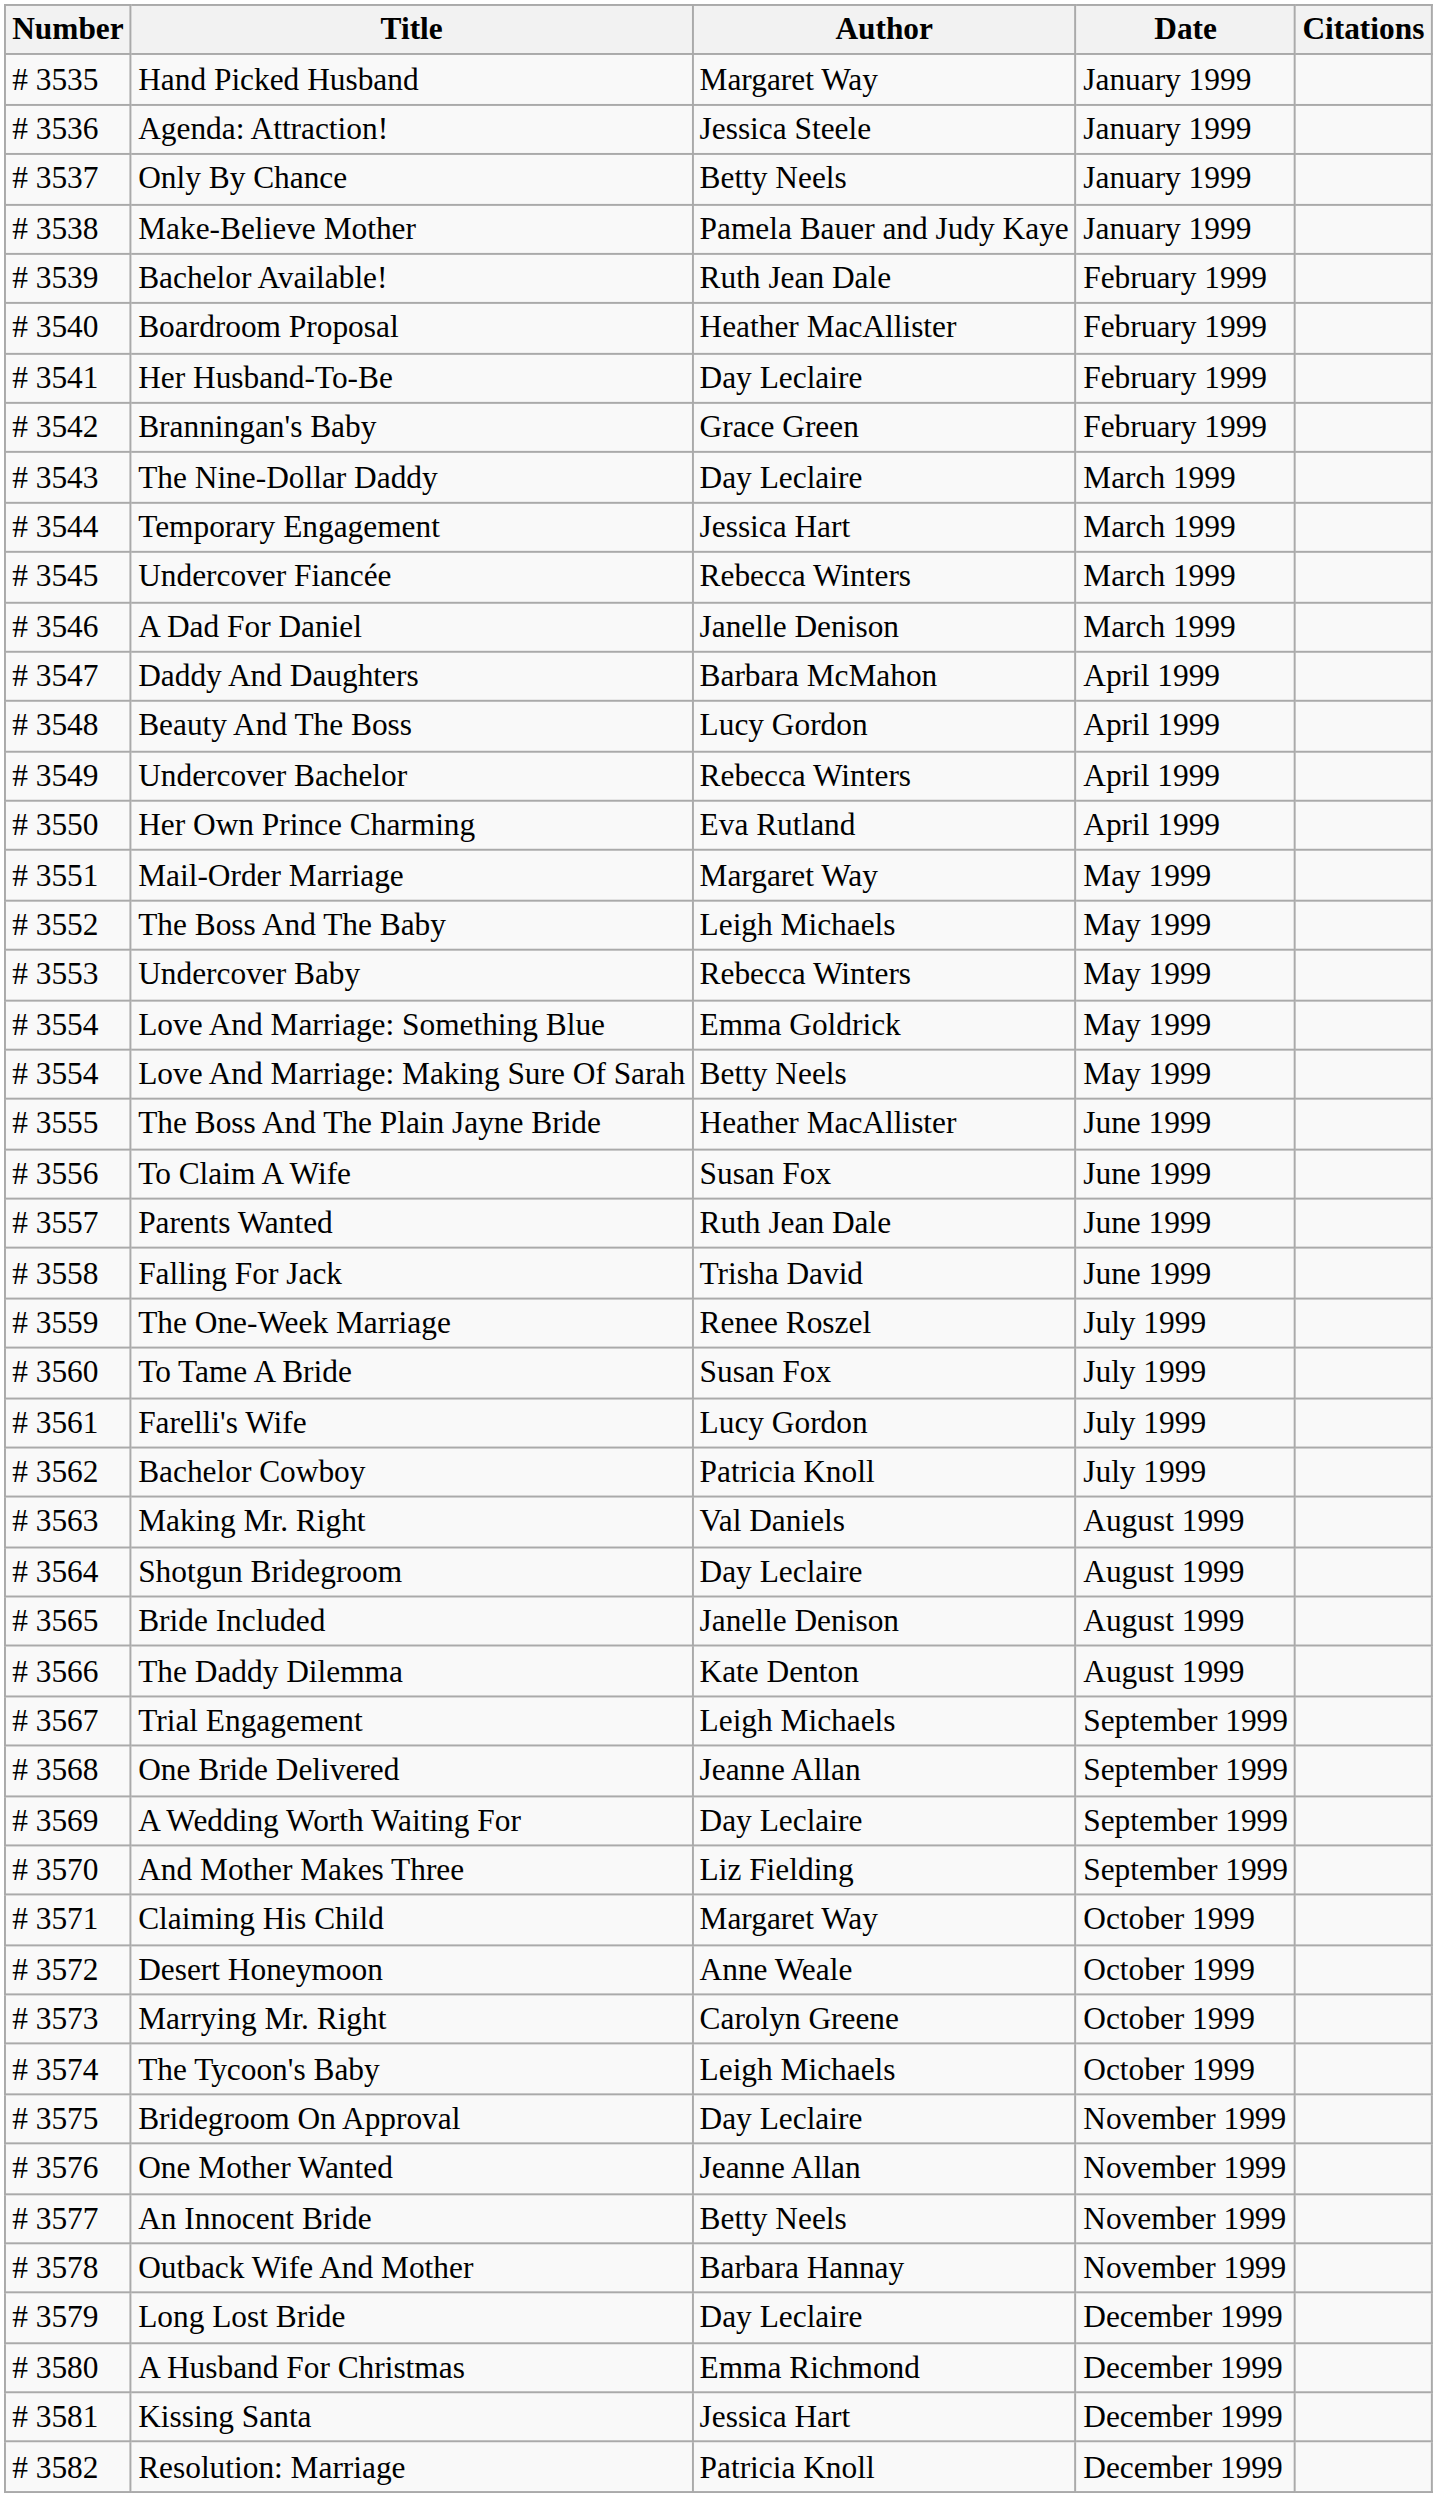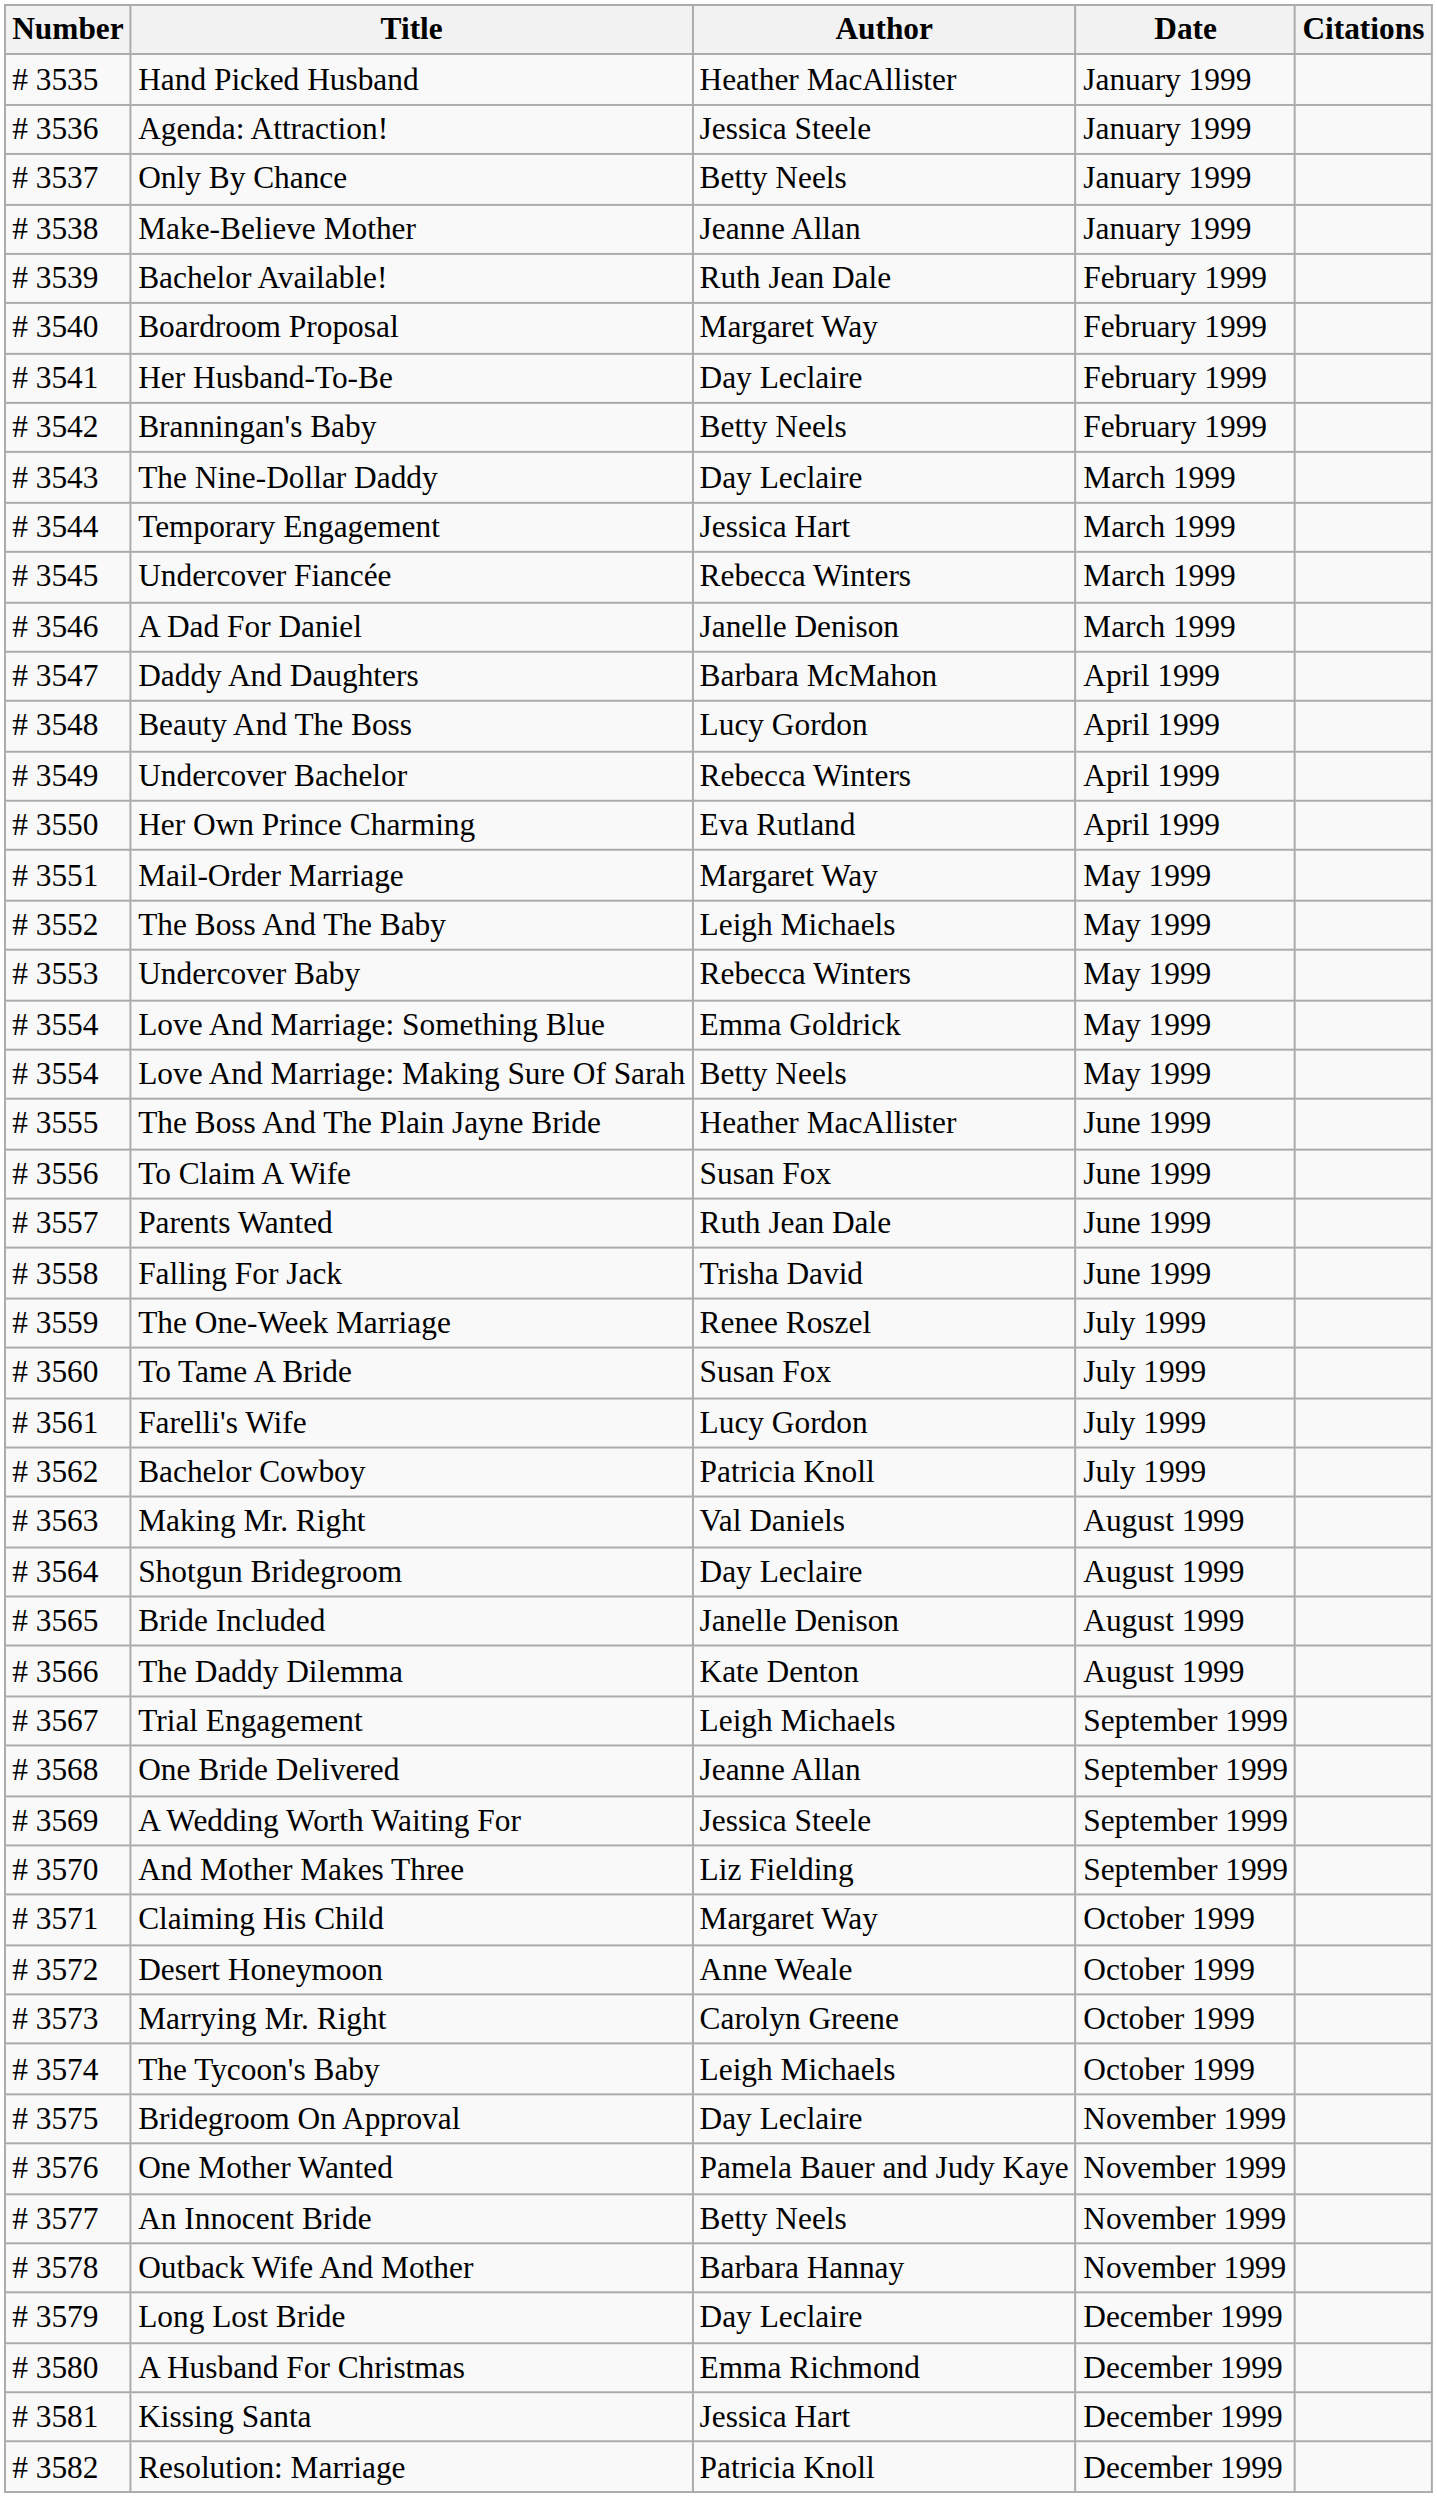(789, 79) Margaret Way -> (828, 79) Heather MacAllister
(884, 228) Pamela Bauer and Judy Kaye -> (780, 228) Jeanne Allan
(828, 327) Heather MacAllister -> (789, 327) Margaret Way
(779, 427) Grace Green -> (773, 427) Betty Neels
(781, 1819) Day Leclaire -> (785, 1819) Jessica Steele
(780, 2167) Jeanne Allan -> (884, 2167) Pamela Bauer and Judy Kaye
